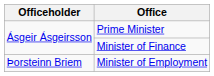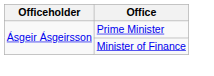- row: (152, 63)
